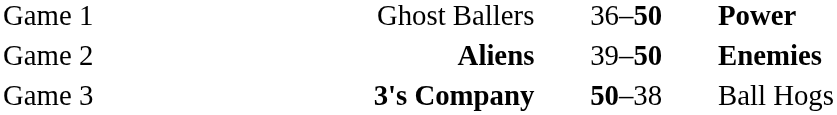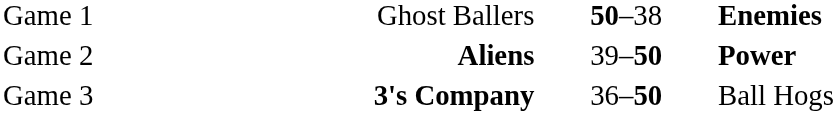(626, 15) 36–50 -> (626, 15) 50–38
(757, 15) Power -> (770, 15) Enemies
(770, 55) Enemies -> (757, 55) Power
(626, 95) 50–38 -> (626, 95) 36–50
